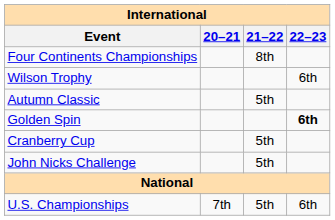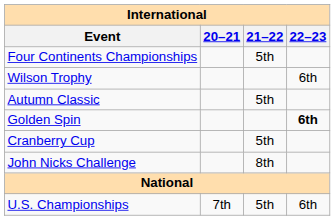(265, 57) 8th -> (265, 57) 5th
(265, 162) 5th -> (265, 162) 8th
